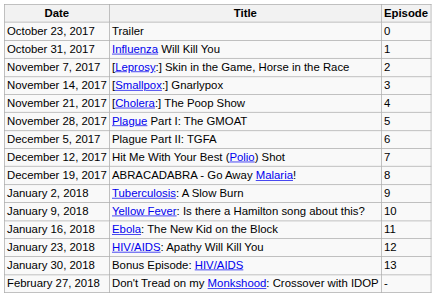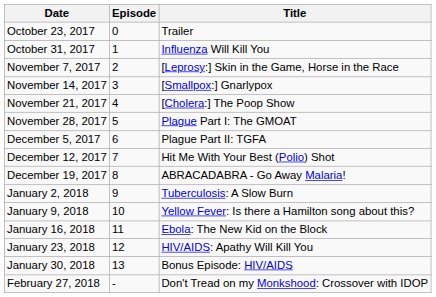columns swapped: (406, 13) <-> (245, 13)
